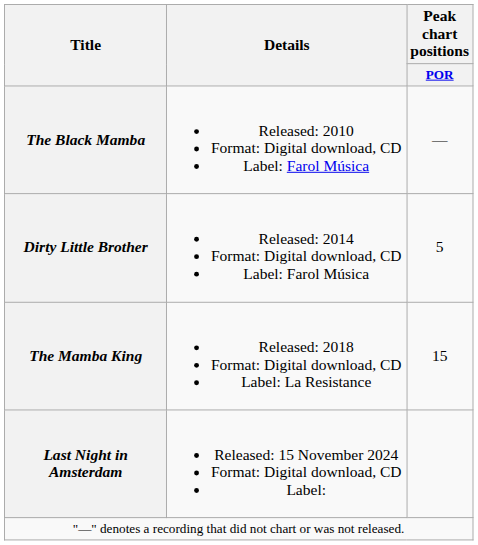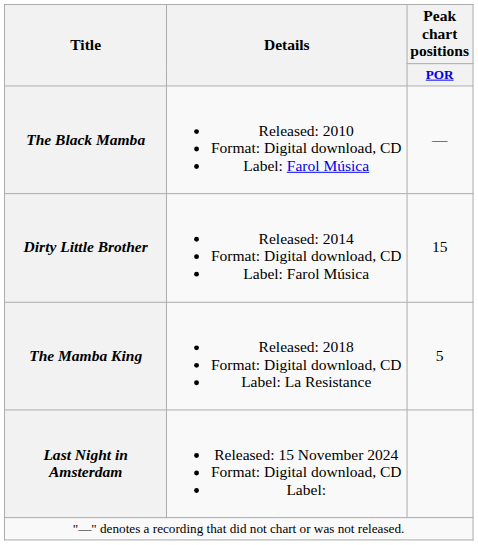(440, 247) 5 -> (440, 247) 15
(440, 355) 15 -> (440, 355) 5
